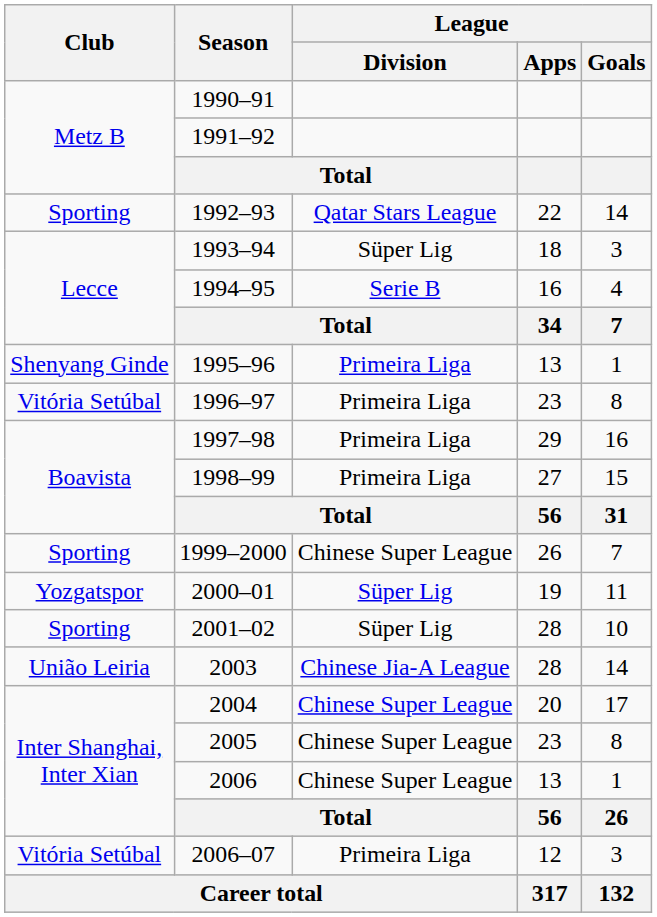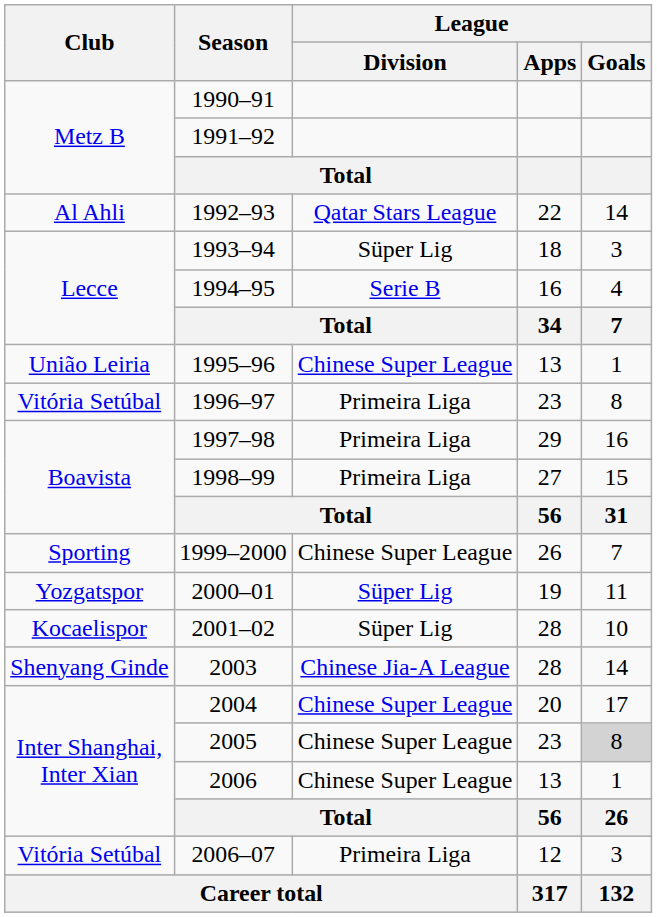(89, 212) Sporting -> (89, 212) Al Ahli
(89, 363) Shenyang Ginde -> (89, 363) União Leiria
(405, 363) Primeira Liga -> (405, 363) Chinese Super League
(89, 628) Sporting -> (89, 628) Kocaelispor
(89, 666) União Leiria -> (89, 666) Shenyang Ginde
(616, 741) no background -> (616, 741) lightgrey background
